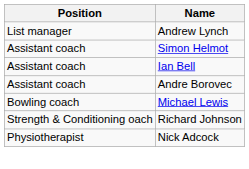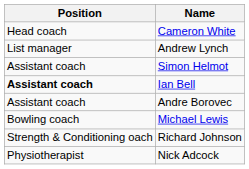+ row: (197, 31)
(46, 66) normal -> (50, 84) bold
